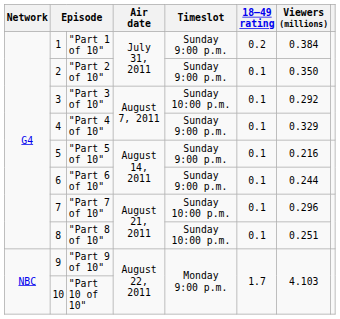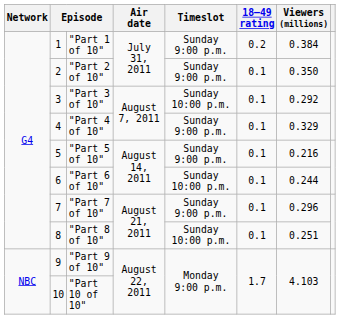(201, 181) Sunday 9:00 p.m. -> (201, 181) Sunday 10:00 p.m.
(201, 208) Sunday 10:00 p.m. -> (201, 208) Sunday 9:00 p.m.
